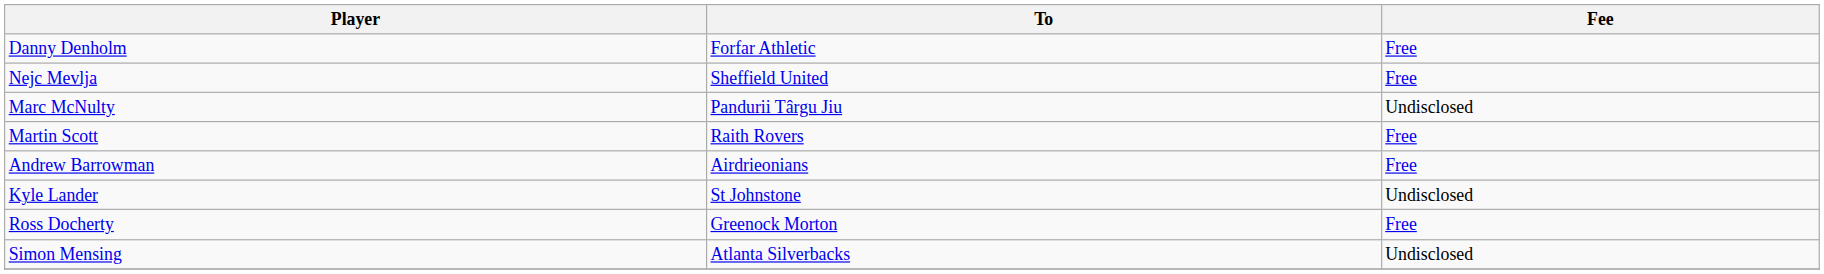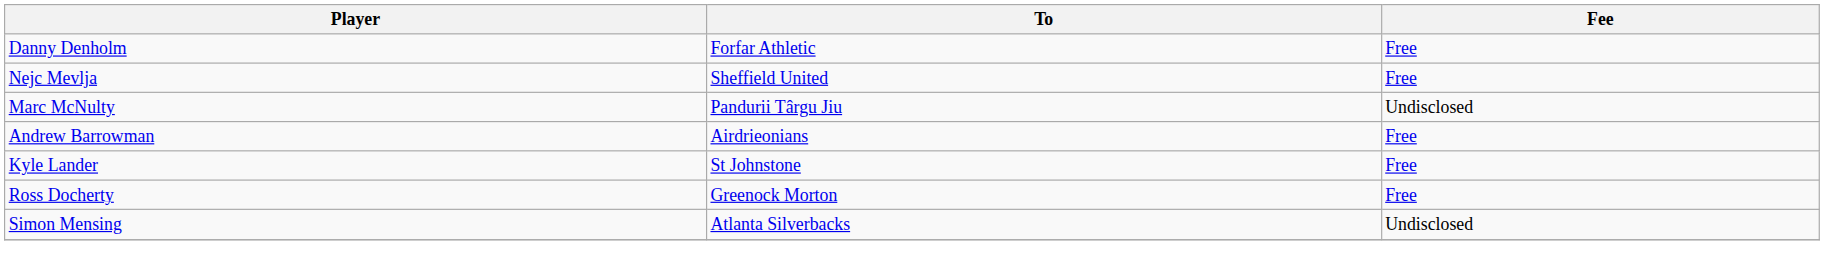- row: (53, 136)
(1429, 195) Undisclosed -> (1401, 165) Free
